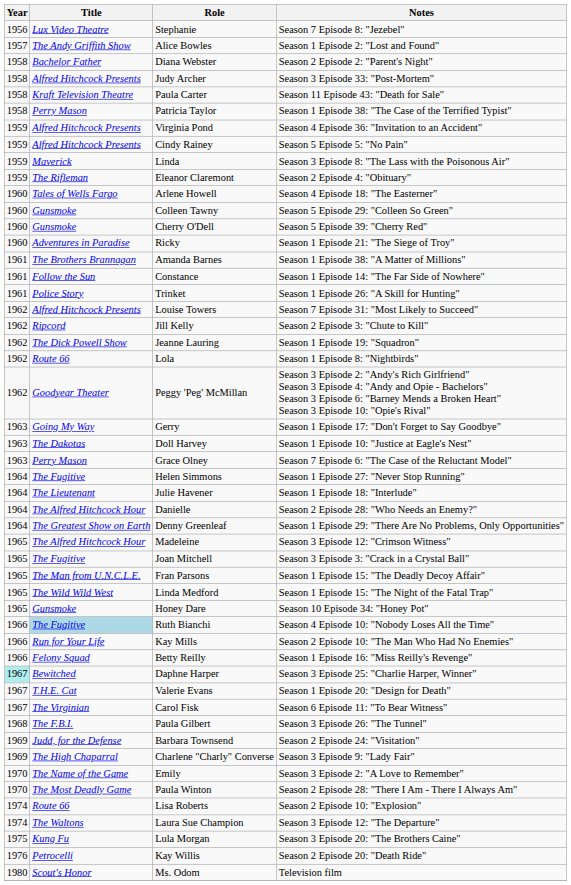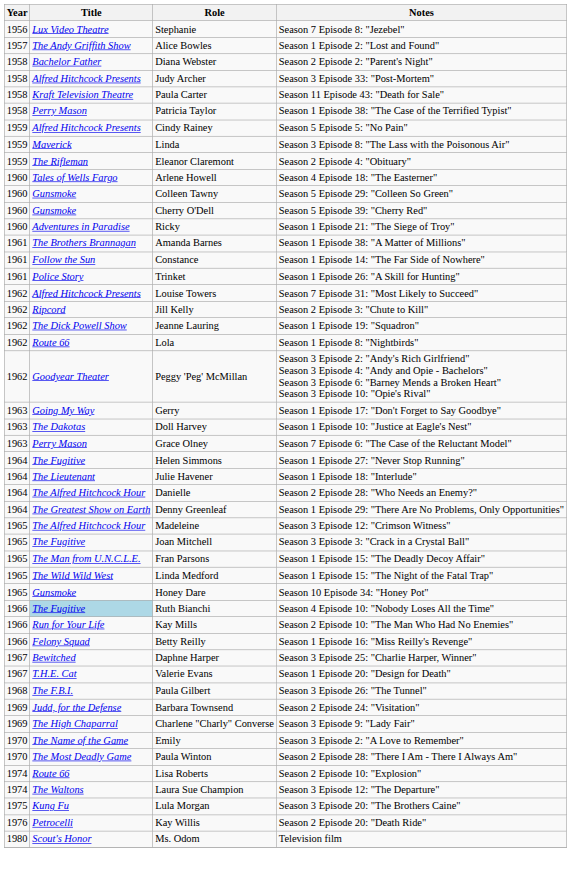- row: (184, 128)
(17, 674) paleturquoise background -> (17, 658) no background
- row: (177, 707)
